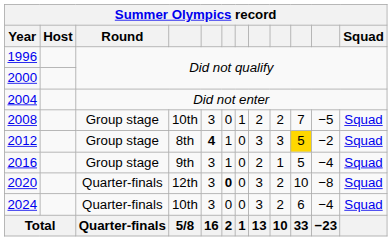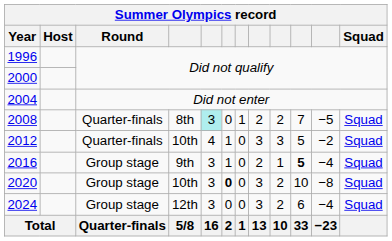(122, 120) Group stage -> (122, 120) Quarter-finals
(185, 120) 10th -> (185, 120) 8th
(211, 120) no background -> (211, 120) paleturquoise background
(122, 141) Group stage -> (122, 141) Quarter-finals
(185, 141) 8th -> (185, 141) 10th
(211, 141) bold -> (211, 141) normal
(301, 141) gold background -> (301, 141) no background
(301, 162) normal -> (301, 162) bold
(122, 183) Quarter-finals -> (122, 183) Group stage
(185, 183) 12th -> (185, 183) 10th
(122, 204) Quarter-finals -> (122, 204) Group stage
(185, 204) 10th -> (185, 204) 12th
